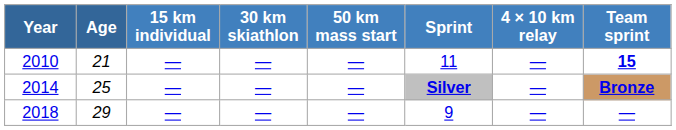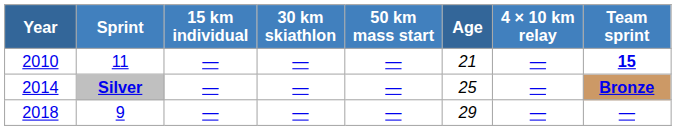columns swapped: (101, 27) <-> (449, 27)
